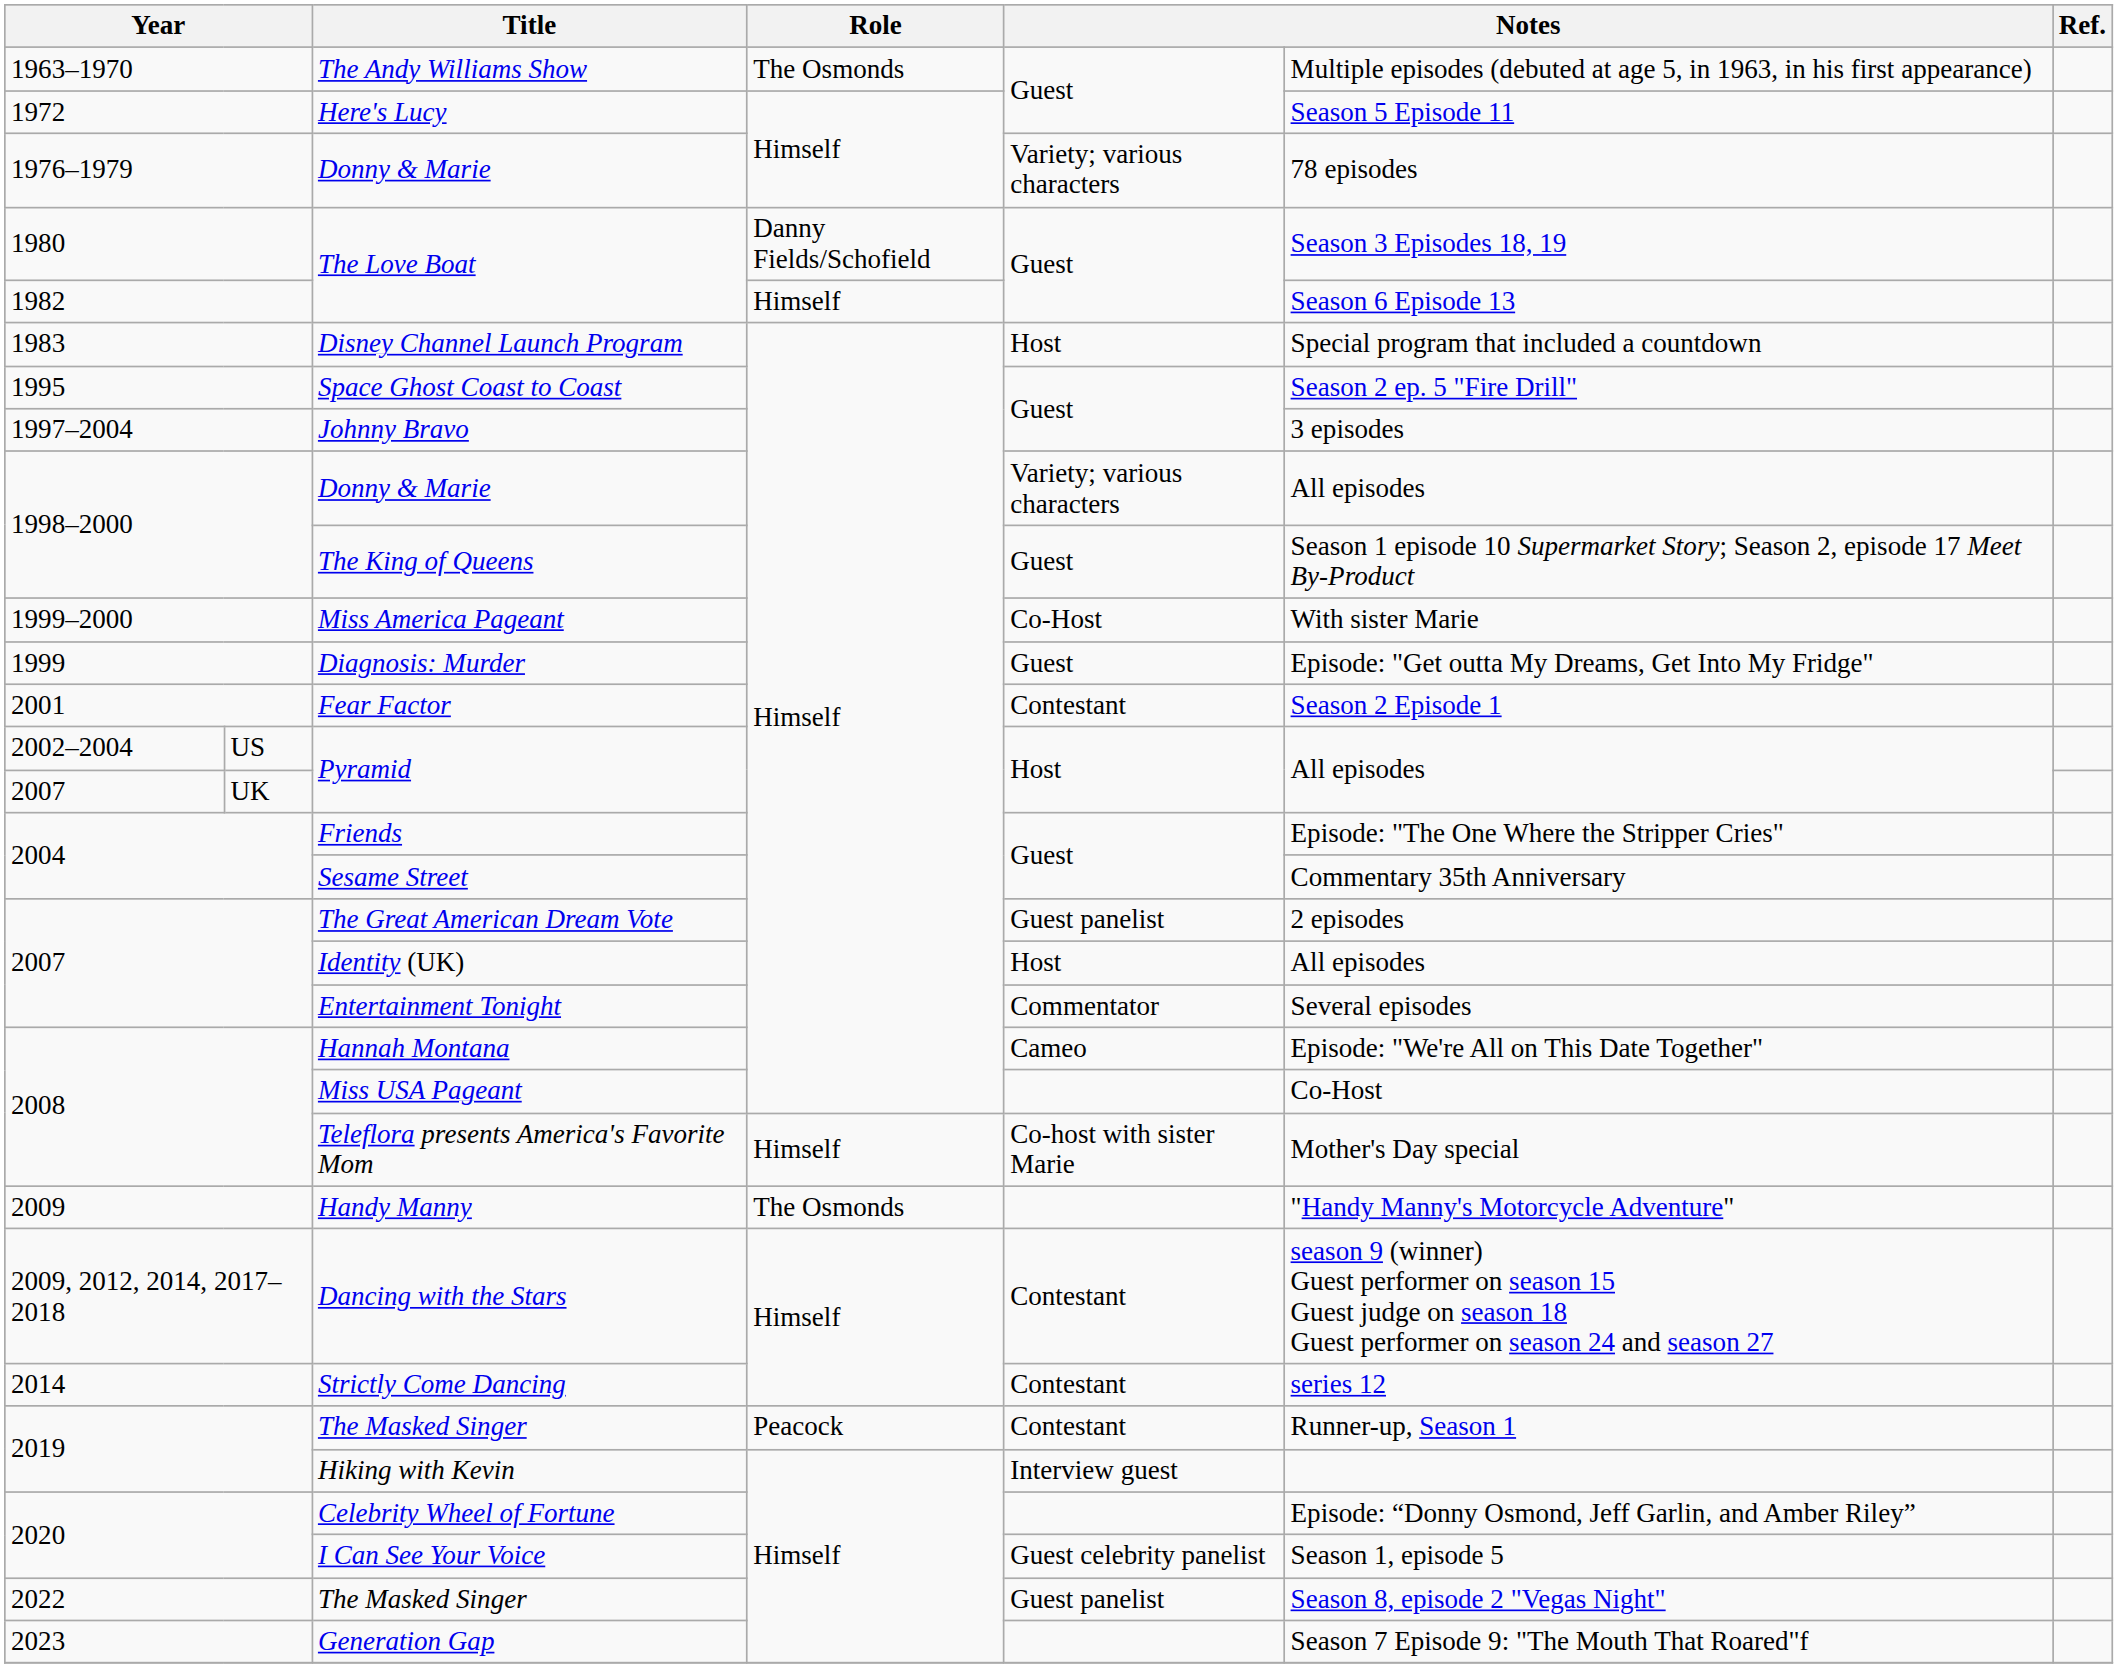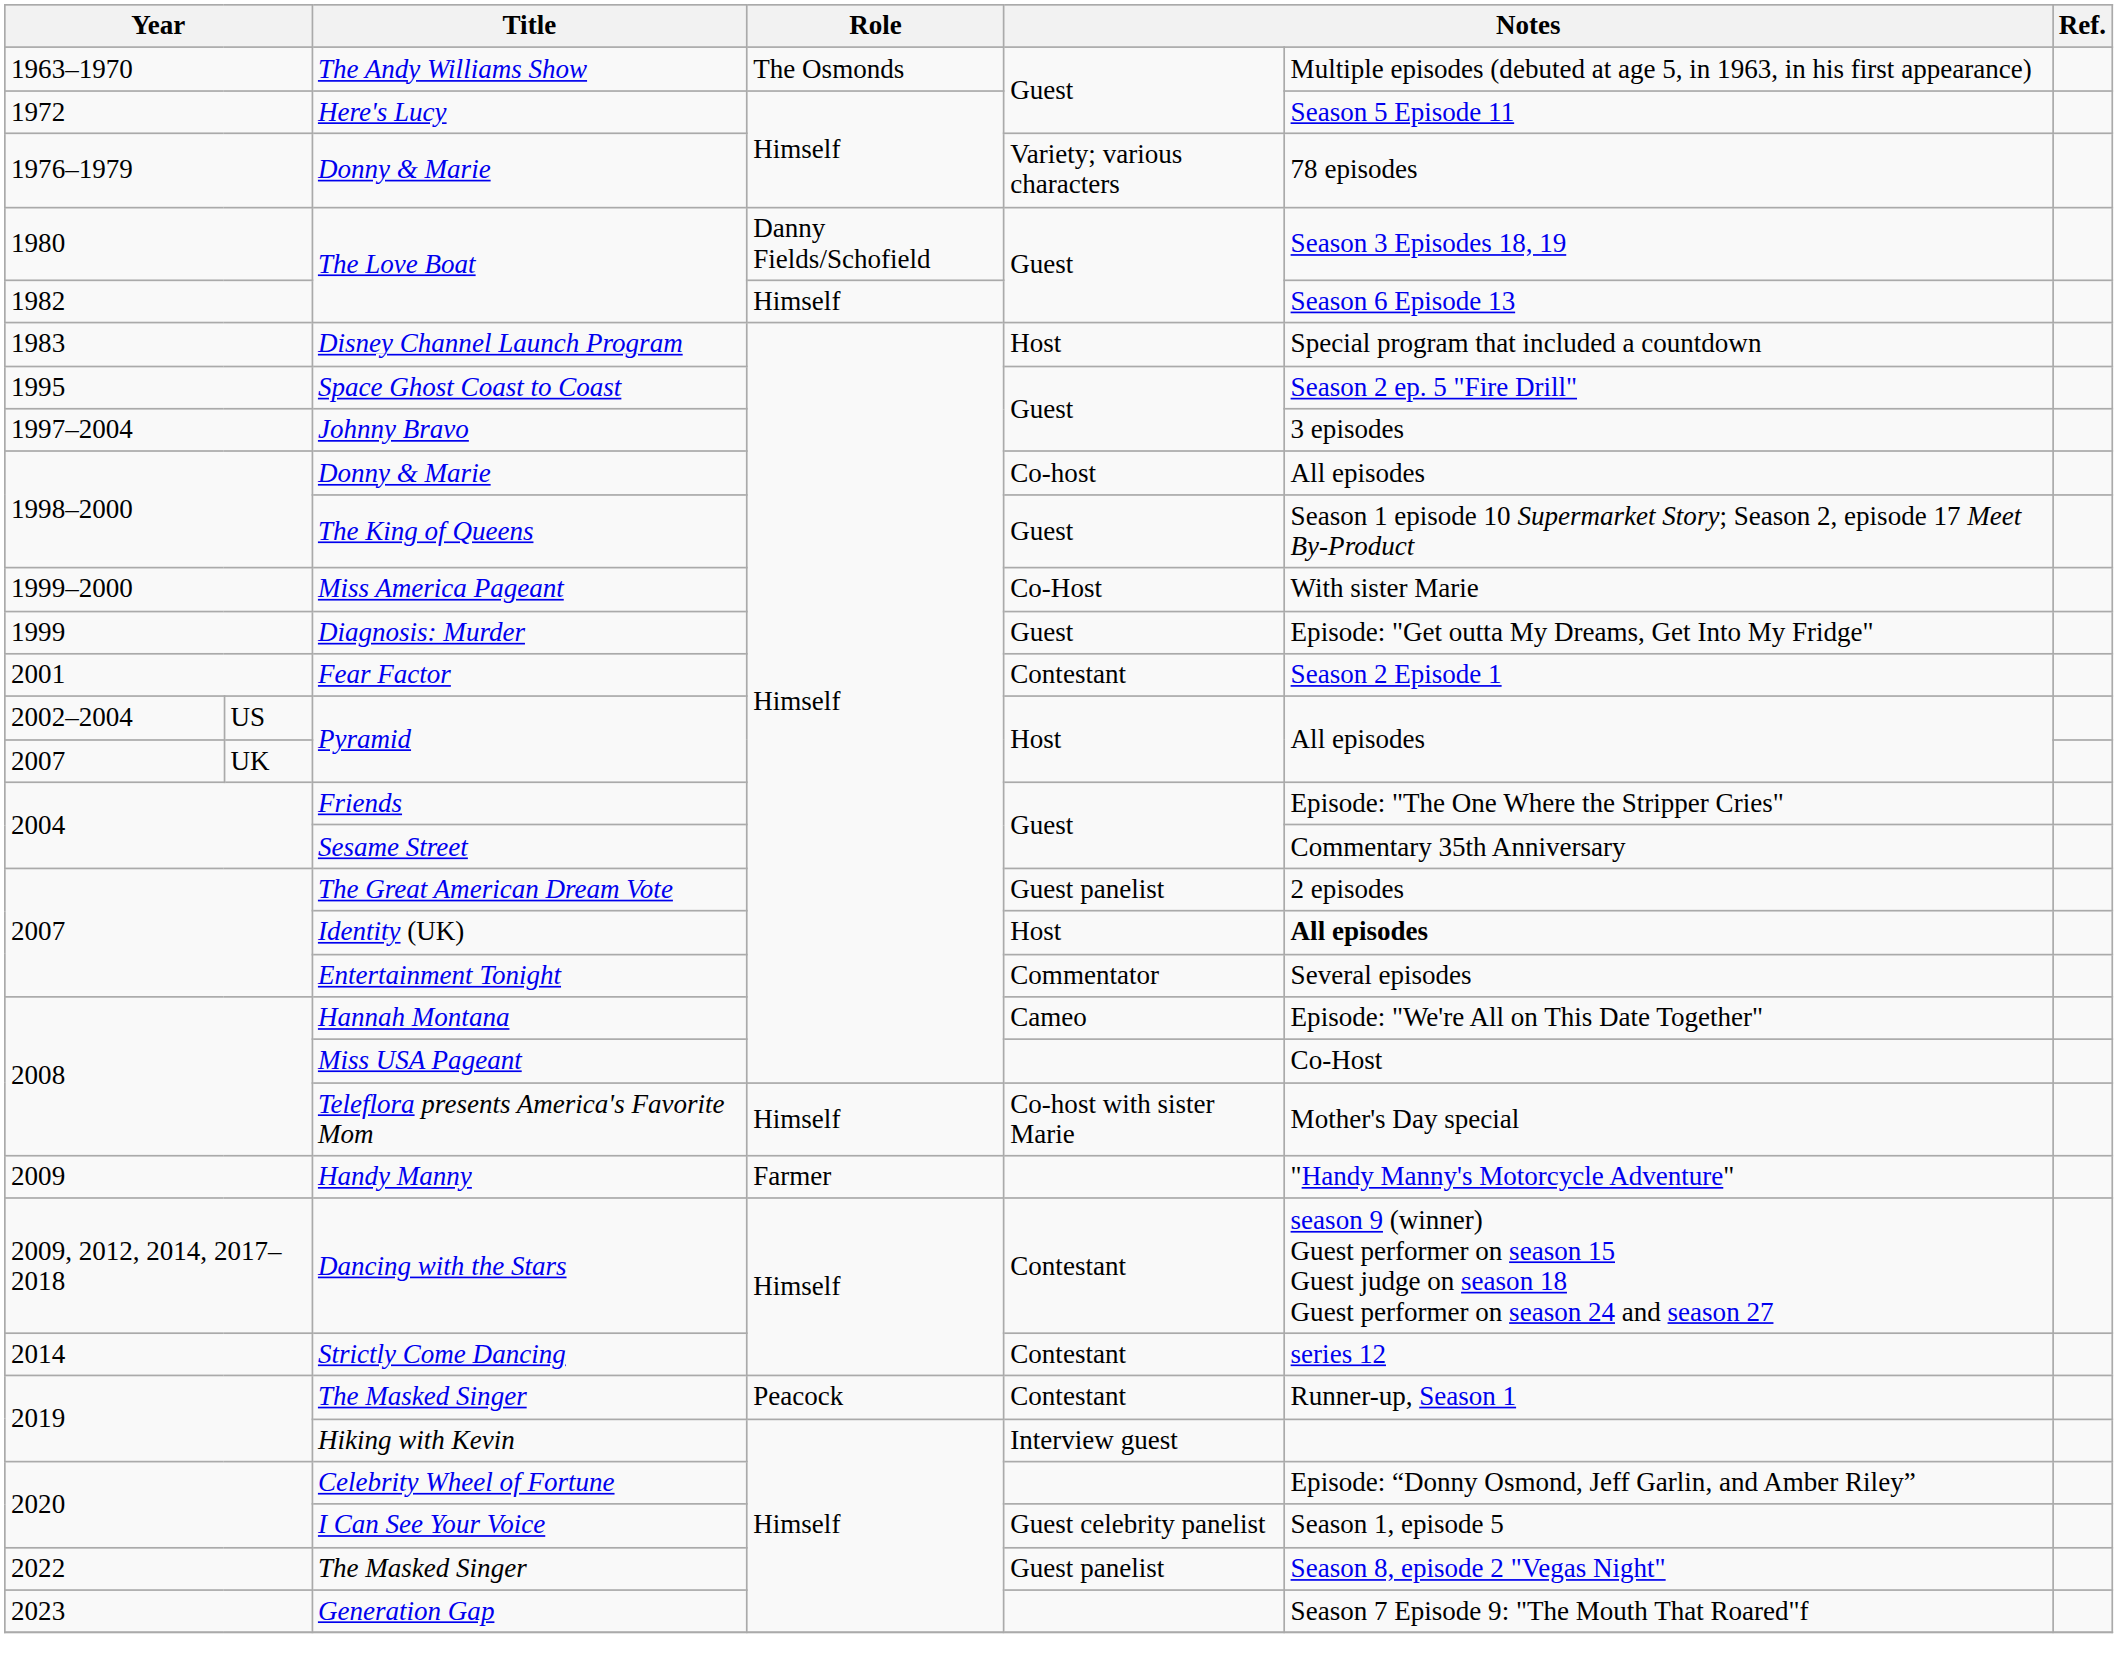(1096, 487) Variety; various characters -> (1053, 472) Co-host
(1358, 962) normal -> (1359, 931) bold
(829, 1207) The Osmonds -> (792, 1176) Farmer
